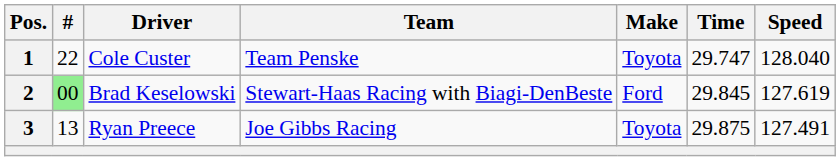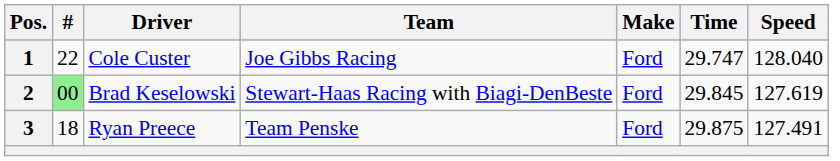(302, 57) Team Penske -> (321, 57) Joe Gibbs Racing
(652, 57) Toyota -> (643, 57) Ford
(68, 128) 13 -> (68, 128) 18
(321, 128) Joe Gibbs Racing -> (302, 128) Team Penske
(652, 128) Toyota -> (643, 128) Ford
